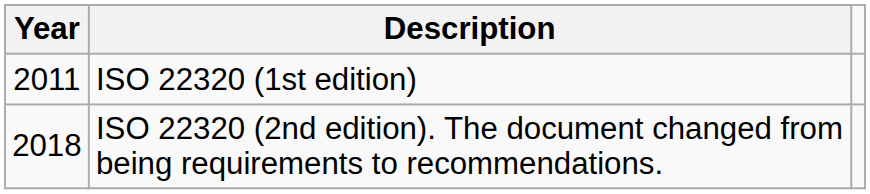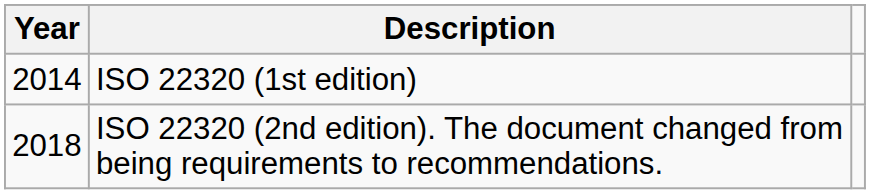(47, 78) 2011 -> (47, 78) 2014
